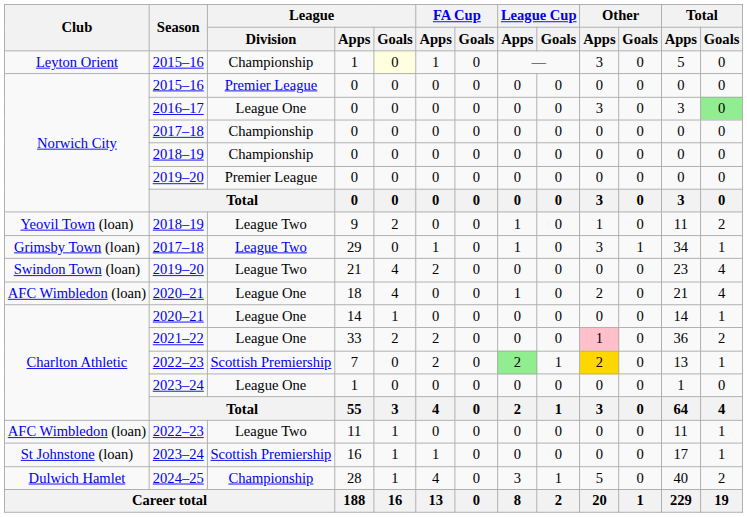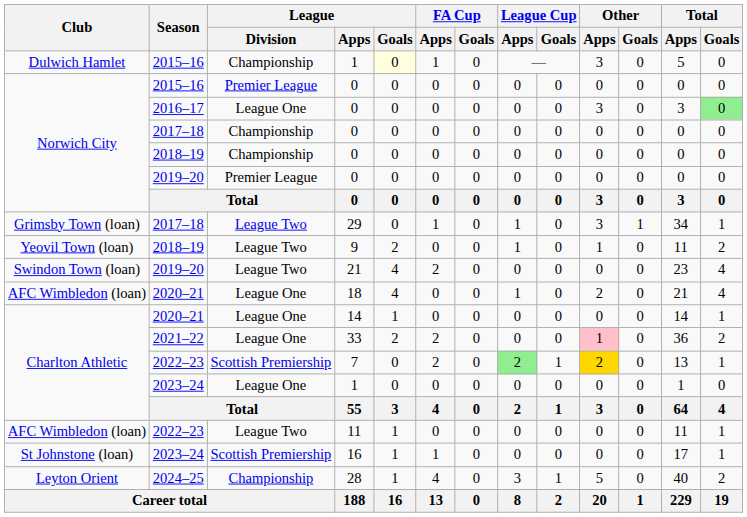(77, 62) Leyton Orient -> (77, 62) Dulwich Hamlet
rows swapped: (178, 246) <-> (178, 223)
(77, 477) Dulwich Hamlet -> (77, 477) Leyton Orient
